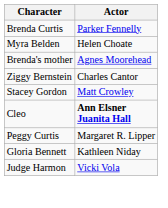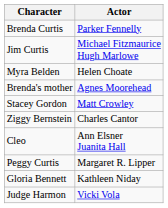+ row: (28, 50)
rows swapped: (37, 92) <-> (39, 76)
(104, 114) bold -> (101, 141) normal
